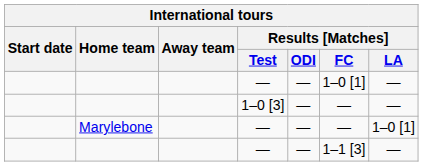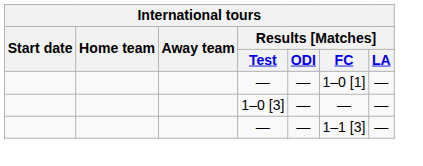- row: (116, 127)
